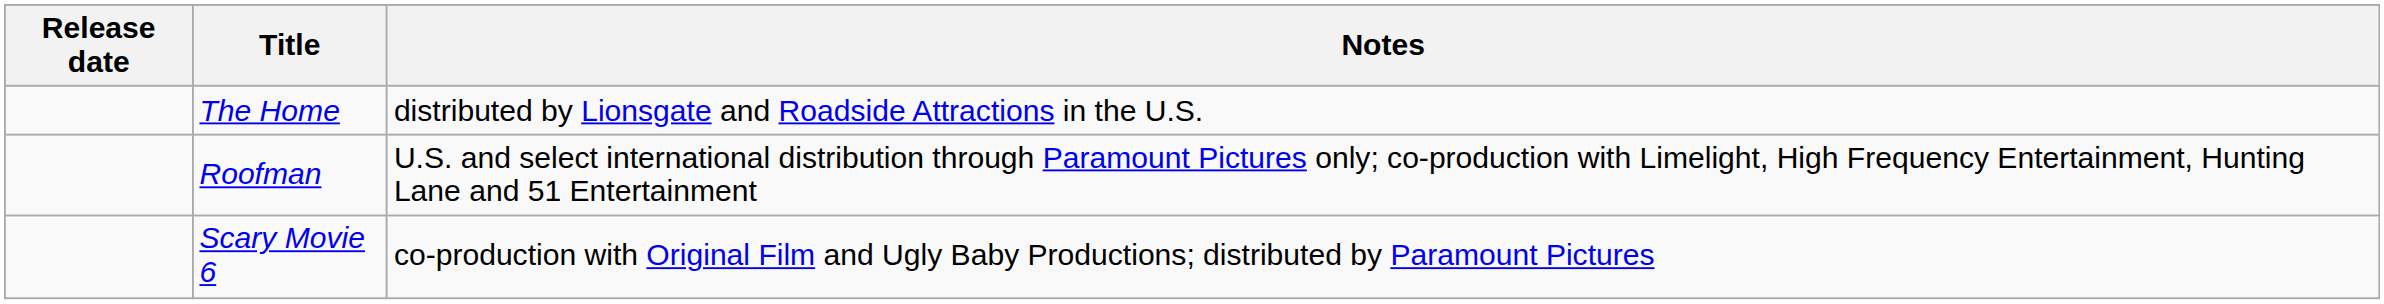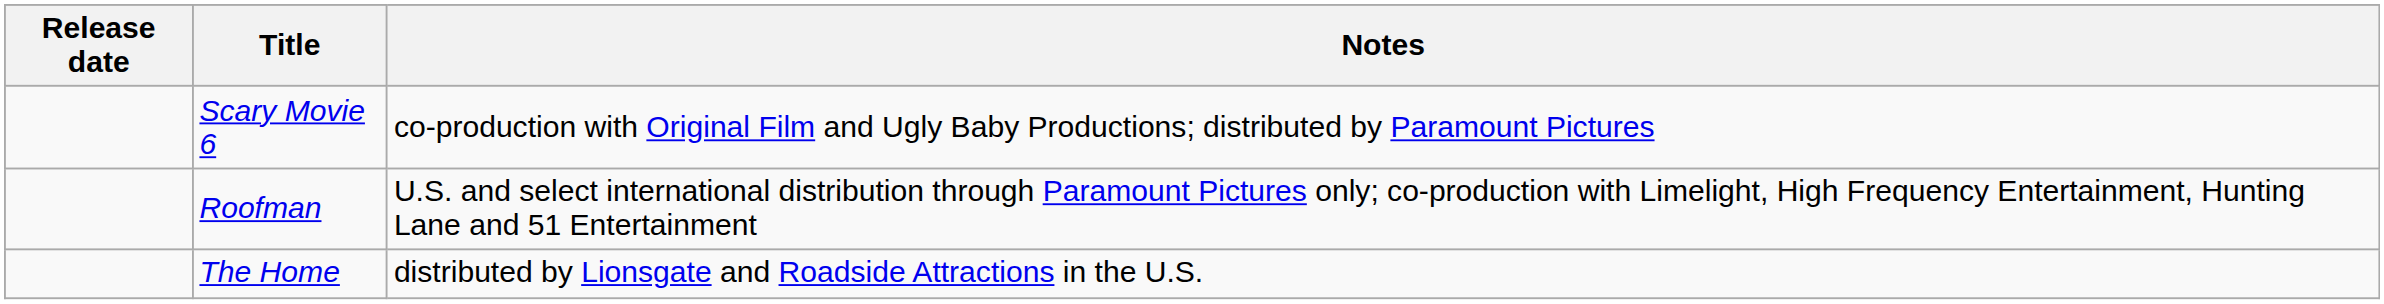rows swapped: (270, 109) <-> (282, 256)
